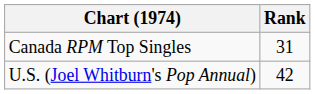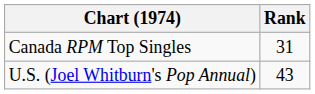(285, 74) 42 -> (285, 74) 43
